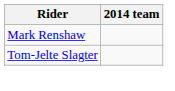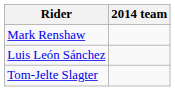+ row: (56, 55)
